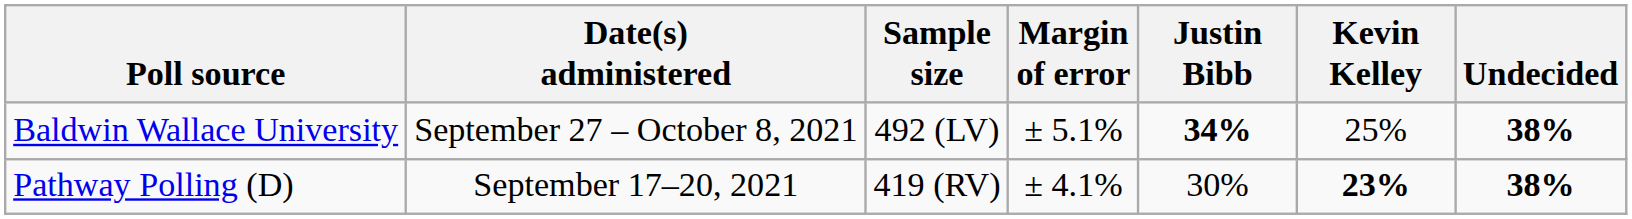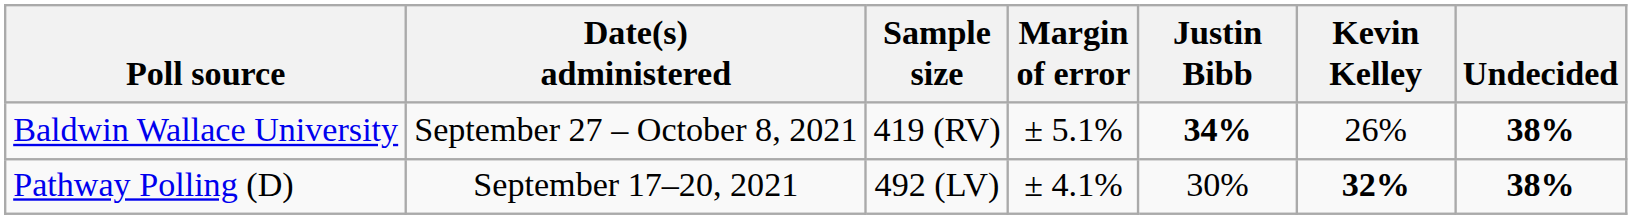(937, 129) 492 (LV) -> (937, 129) 419 (RV)
(1376, 129) 25% -> (1376, 129) 26%
(937, 185) 419 (RV) -> (937, 185) 492 (LV)
(1376, 185) 23% -> (1376, 185) 32%
